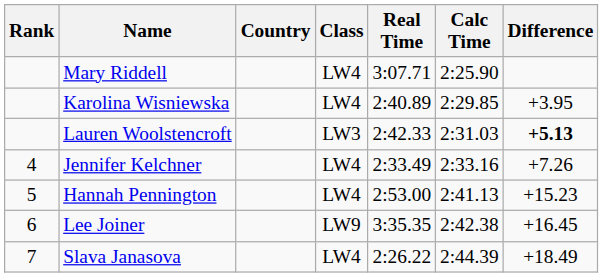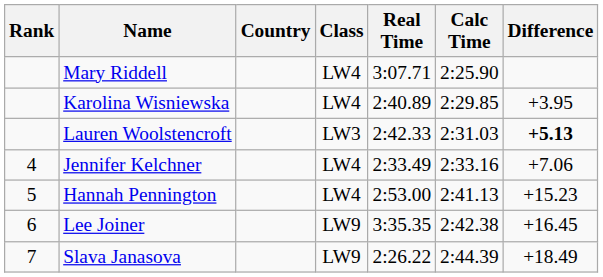(550, 164) +7.26 -> (550, 164) +7.06
(342, 256) LW4 -> (342, 256) LW9
